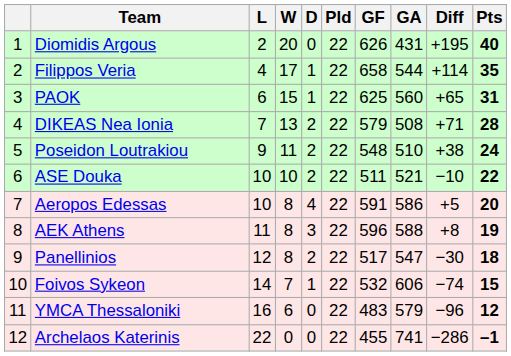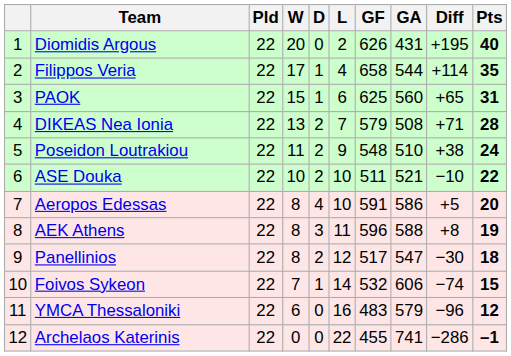columns swapped: (338, 17) <-> (262, 17)
